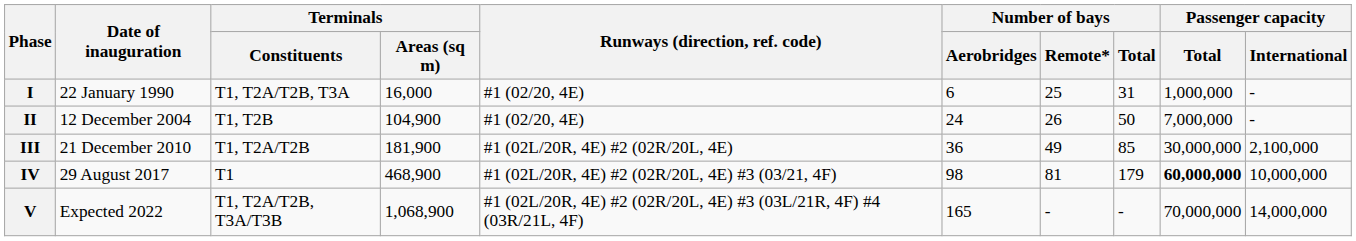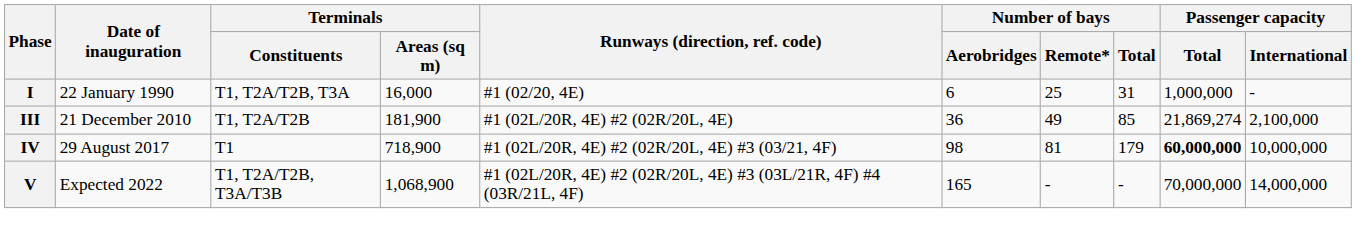- row: (30, 119)
(1203, 147) 30,000,000 -> (1203, 119) 21,869,274
(413, 174) 468,900 -> (413, 147) 718,900
